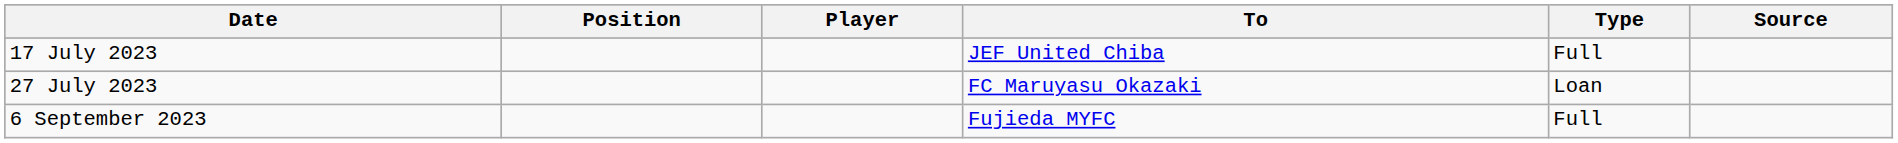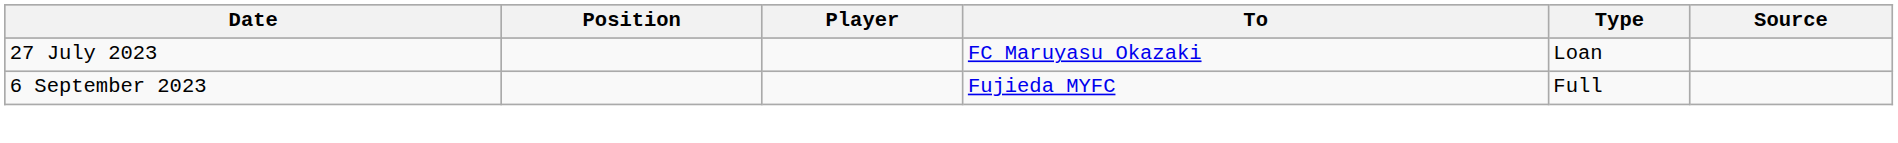- row: (84, 55)
